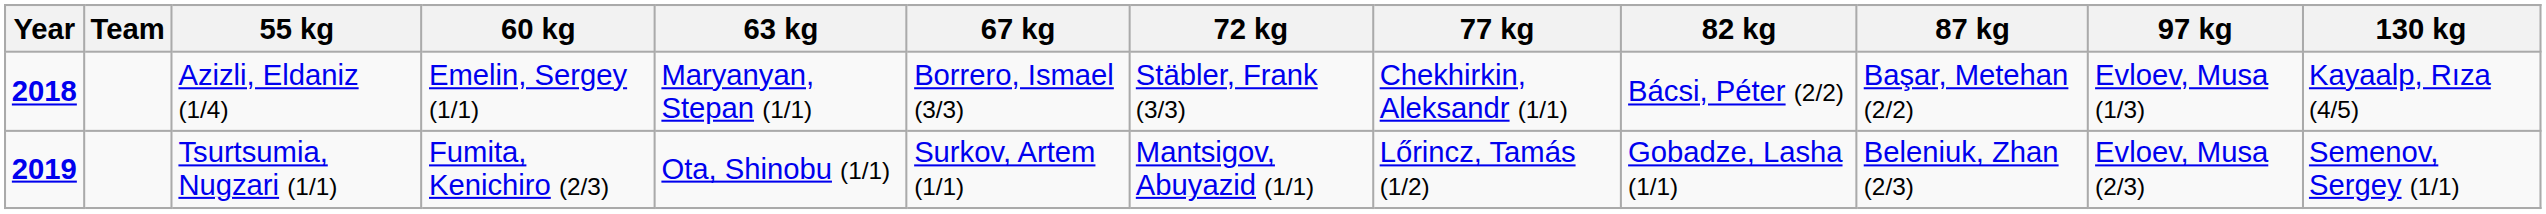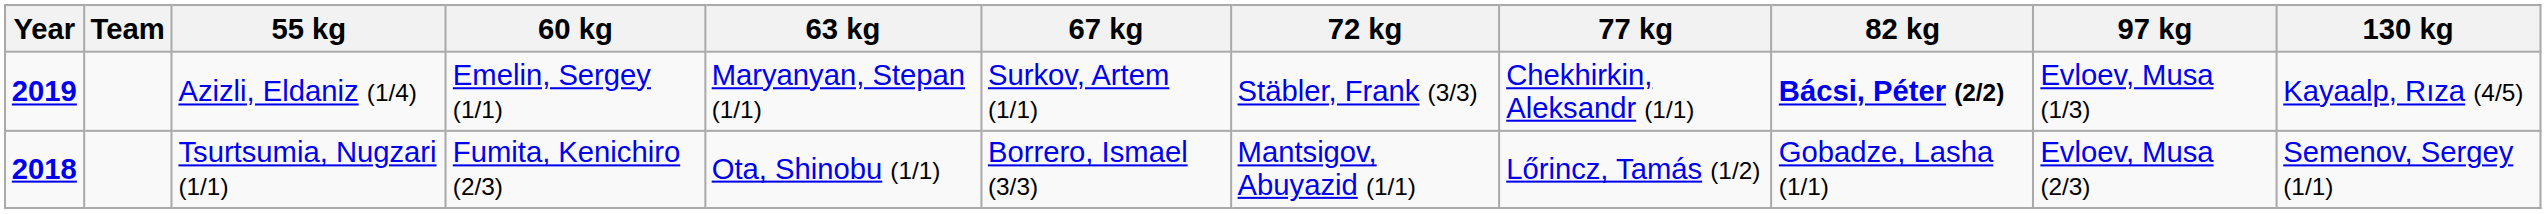- column: (1973, 28)
(44, 91) 2018 -> (44, 91) 2019
(1014, 91) Borrero, Ismael (3/3) -> (1079, 91) Surkov, Artem (1/1)
(1736, 91) normal -> (1892, 91) bold
(44, 170) 2019 -> (44, 170) 2018
(1005, 170) Surkov, Artem (1/1) -> (1088, 170) Borrero, Ismael (3/3)
